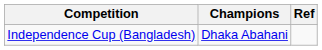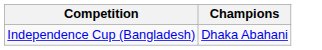- column: (304, 14)
